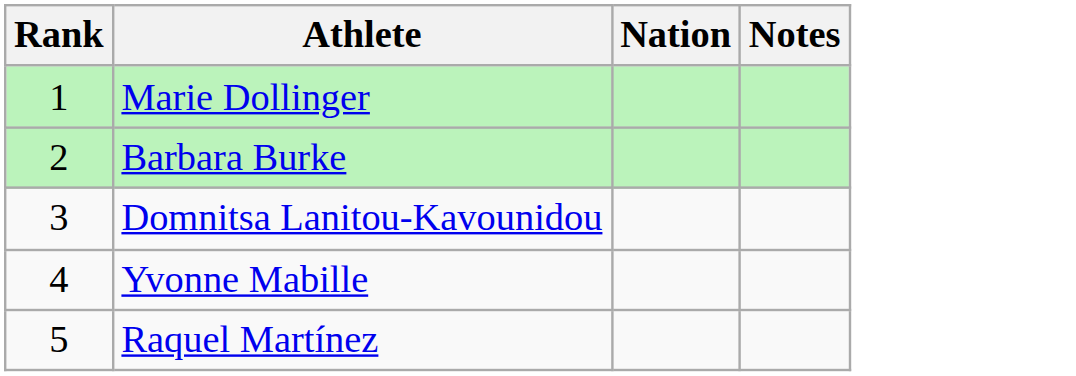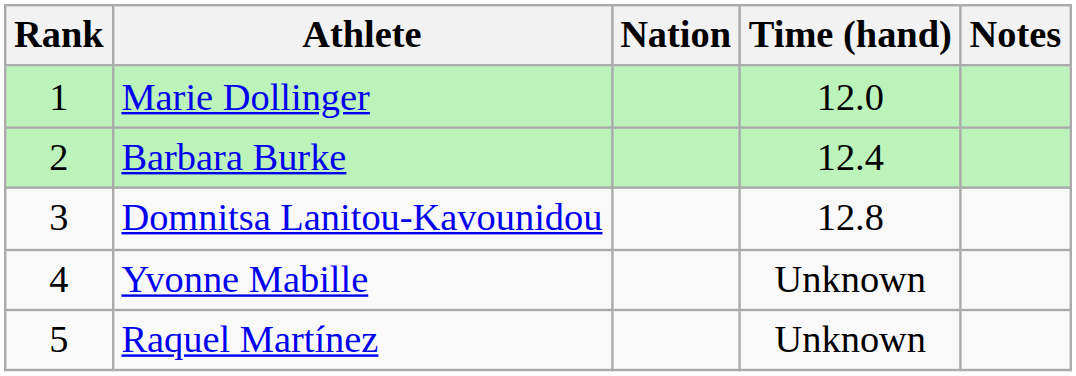+ column: (850, 34)
